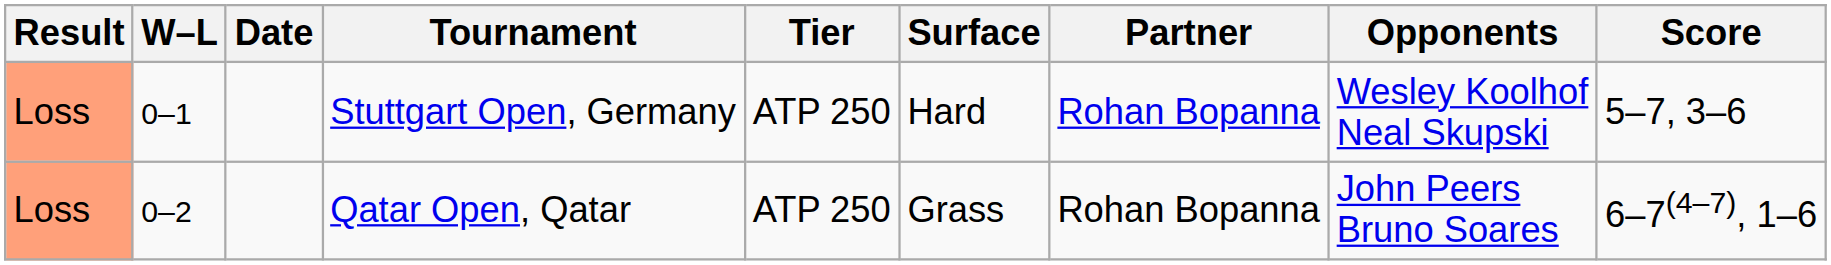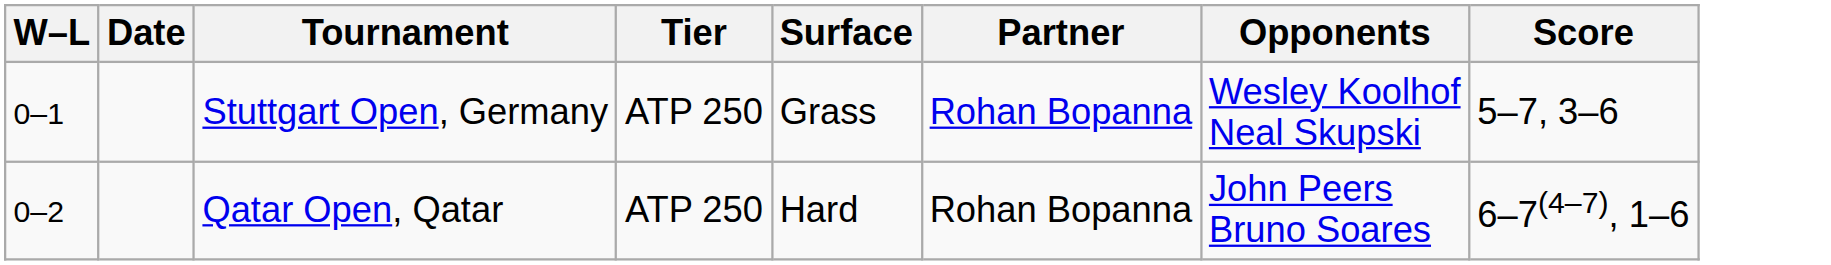- column: (69, 33)
(947, 111) Hard -> (828, 111) Grass
(956, 209) Grass -> (819, 209) Hard
